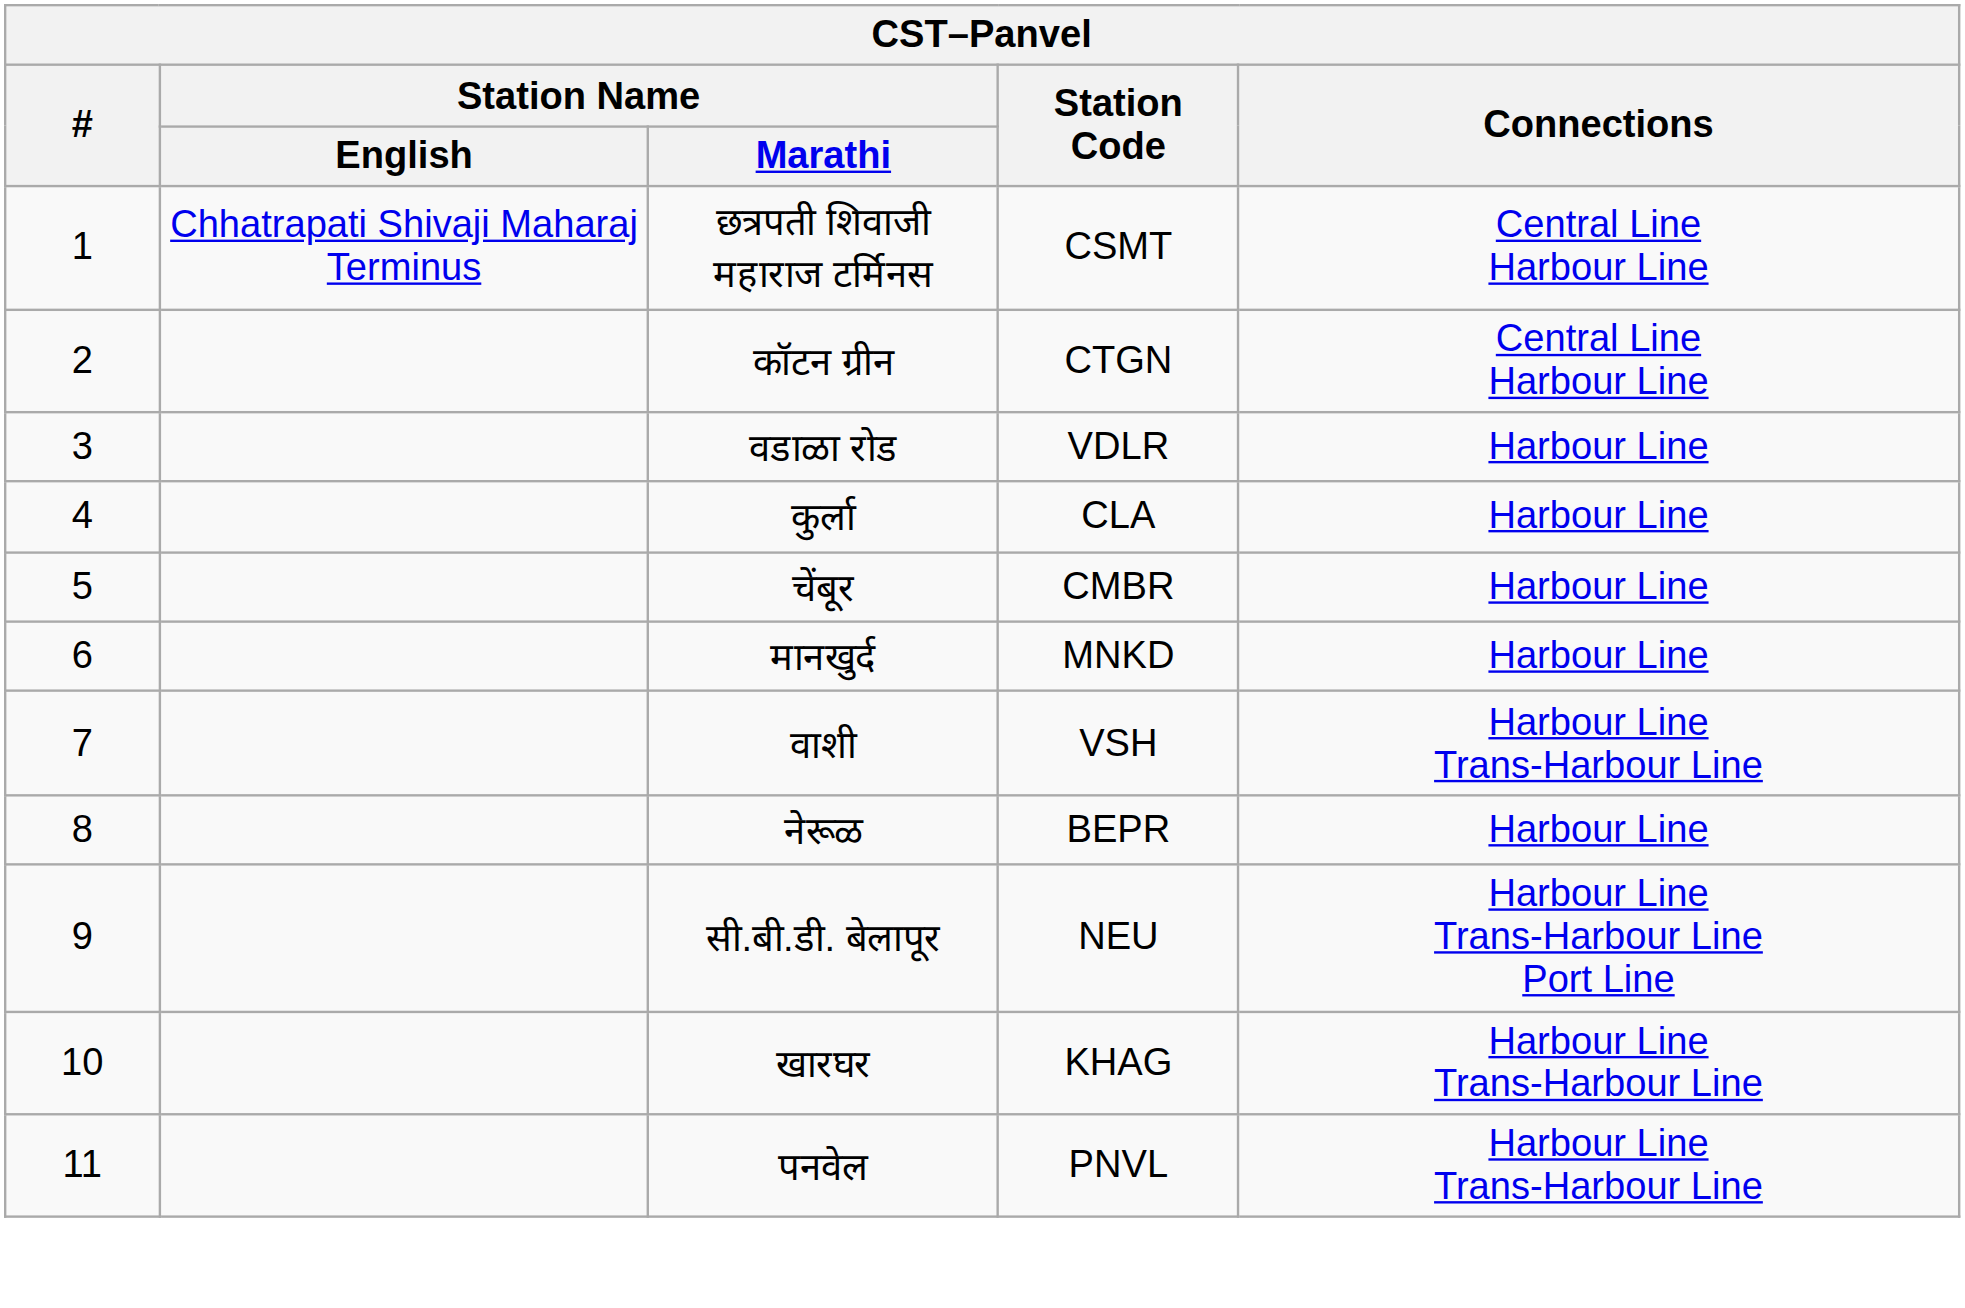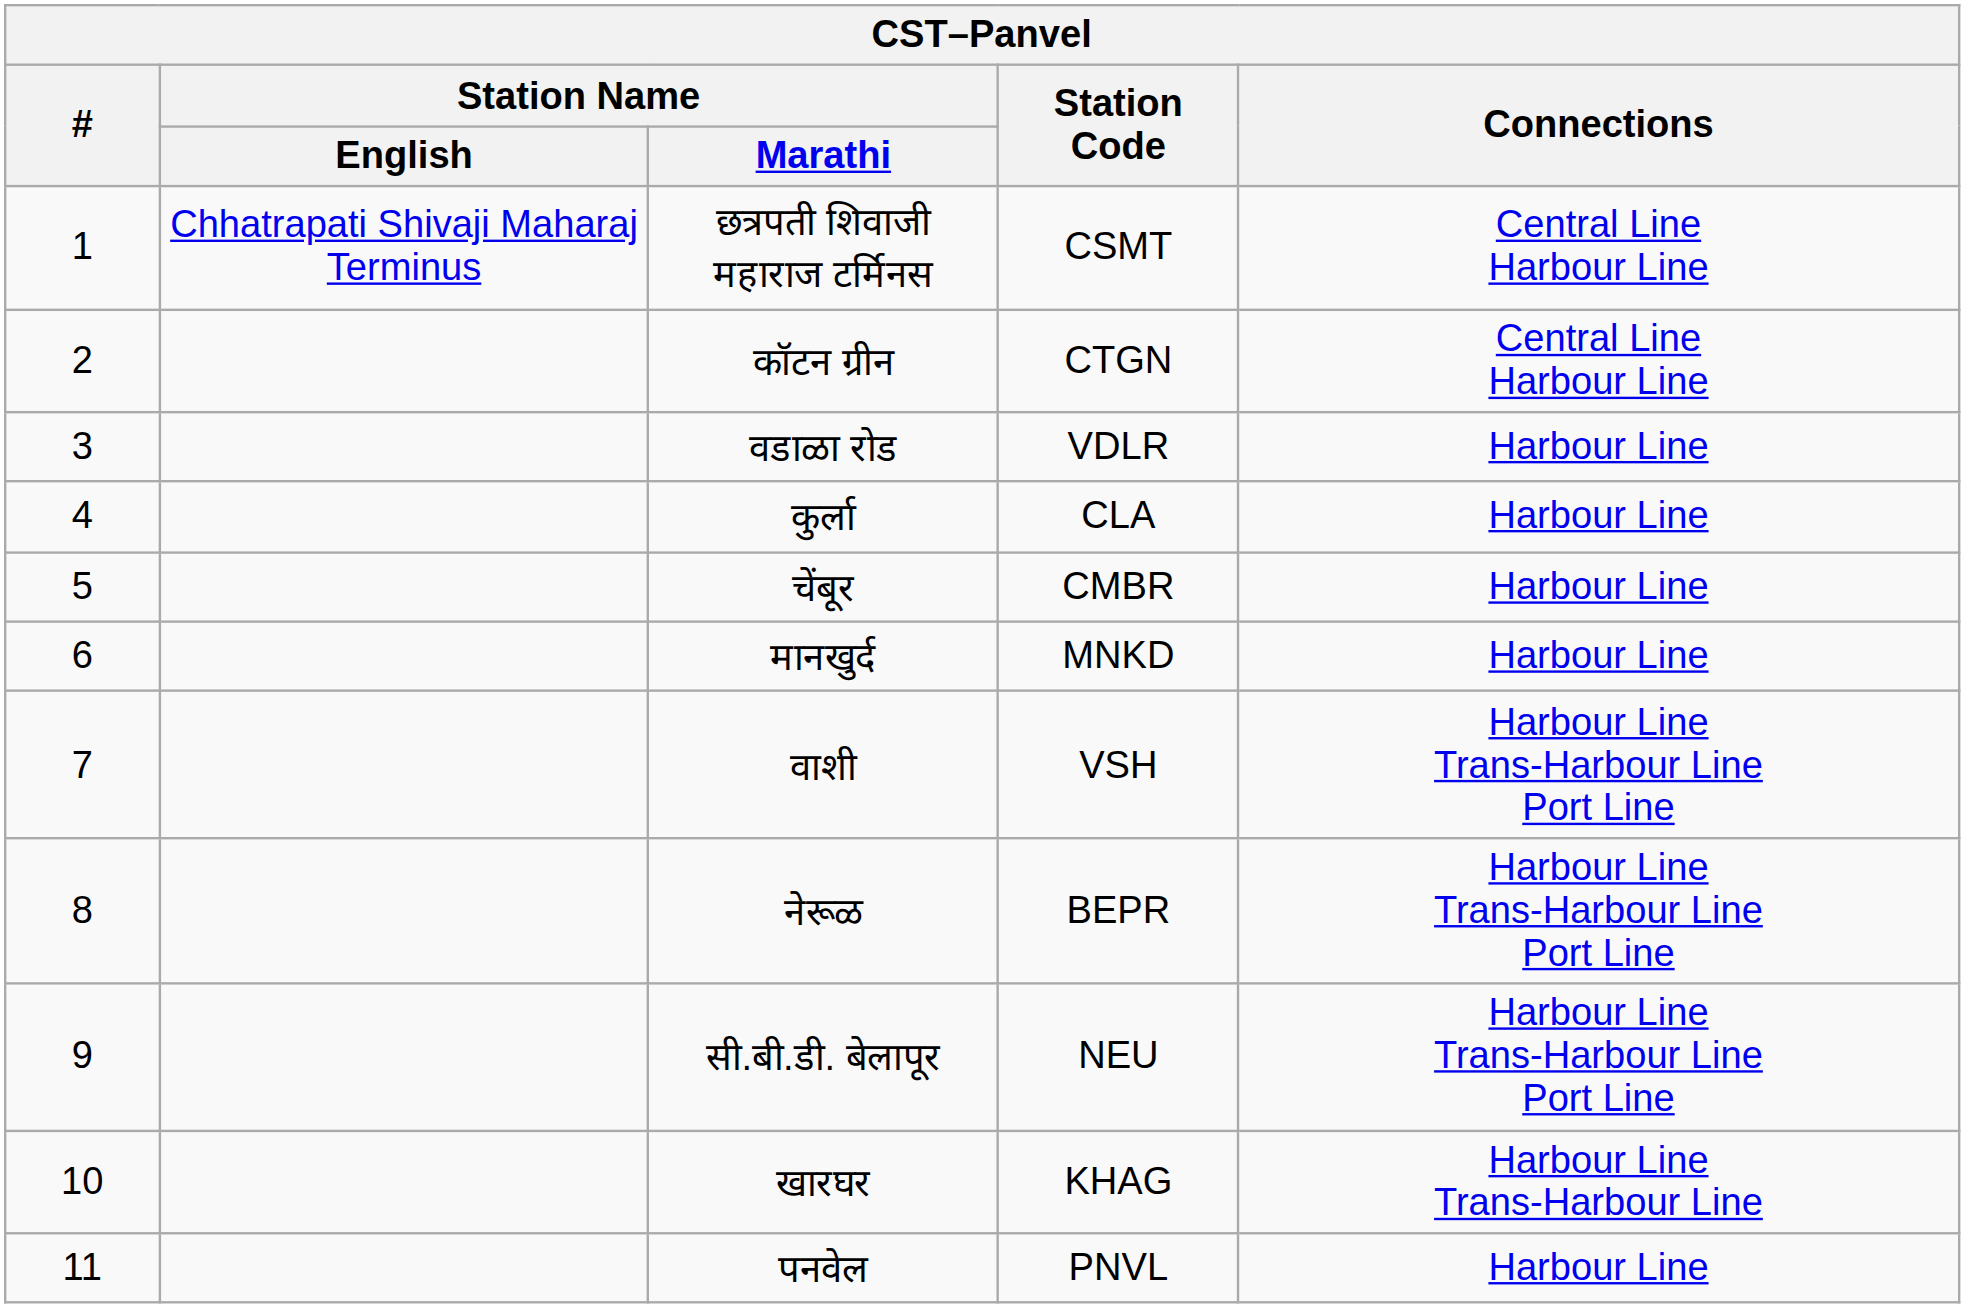(1598, 742) Harbour Line Trans-Harbour Line -> (1598, 763) Harbour Line Trans-Harbour Line Port Line
(1598, 829) Harbour Line -> (1598, 909) Harbour Line Trans-Harbour Line Port Line
(1598, 1164) Harbour Line Trans-Harbour Line -> (1598, 1267) Harbour Line
